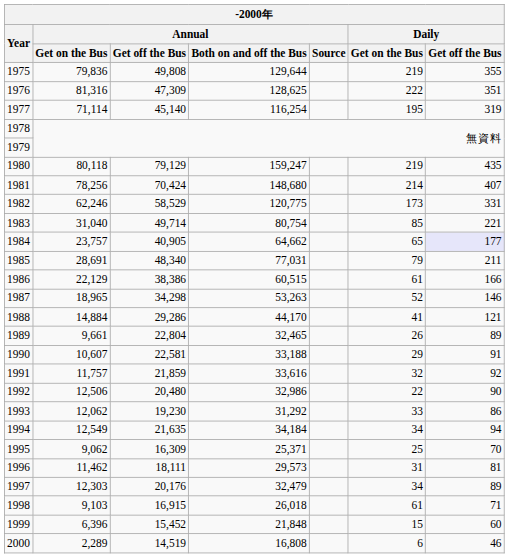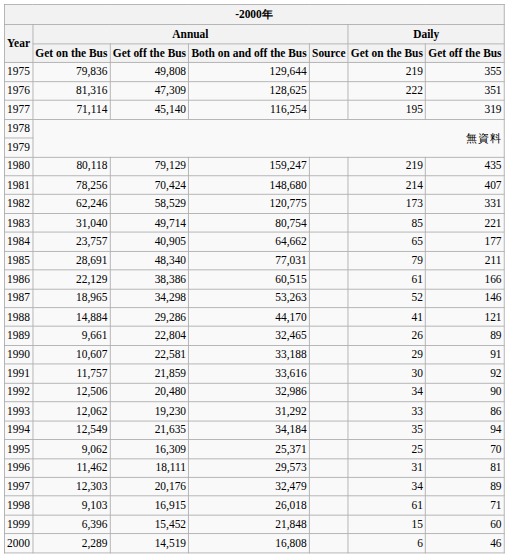(493, 241) lavender background -> (493, 241) no background
(417, 373) 32 -> (417, 373) 30
(417, 392) 22 -> (417, 392) 34
(417, 429) 34 -> (417, 429) 35
